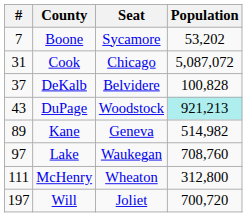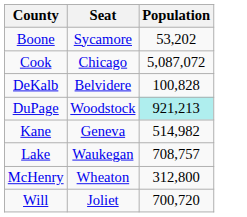- column: (19, 16)
(205, 154) 708,760 -> (176, 154) 708,757
